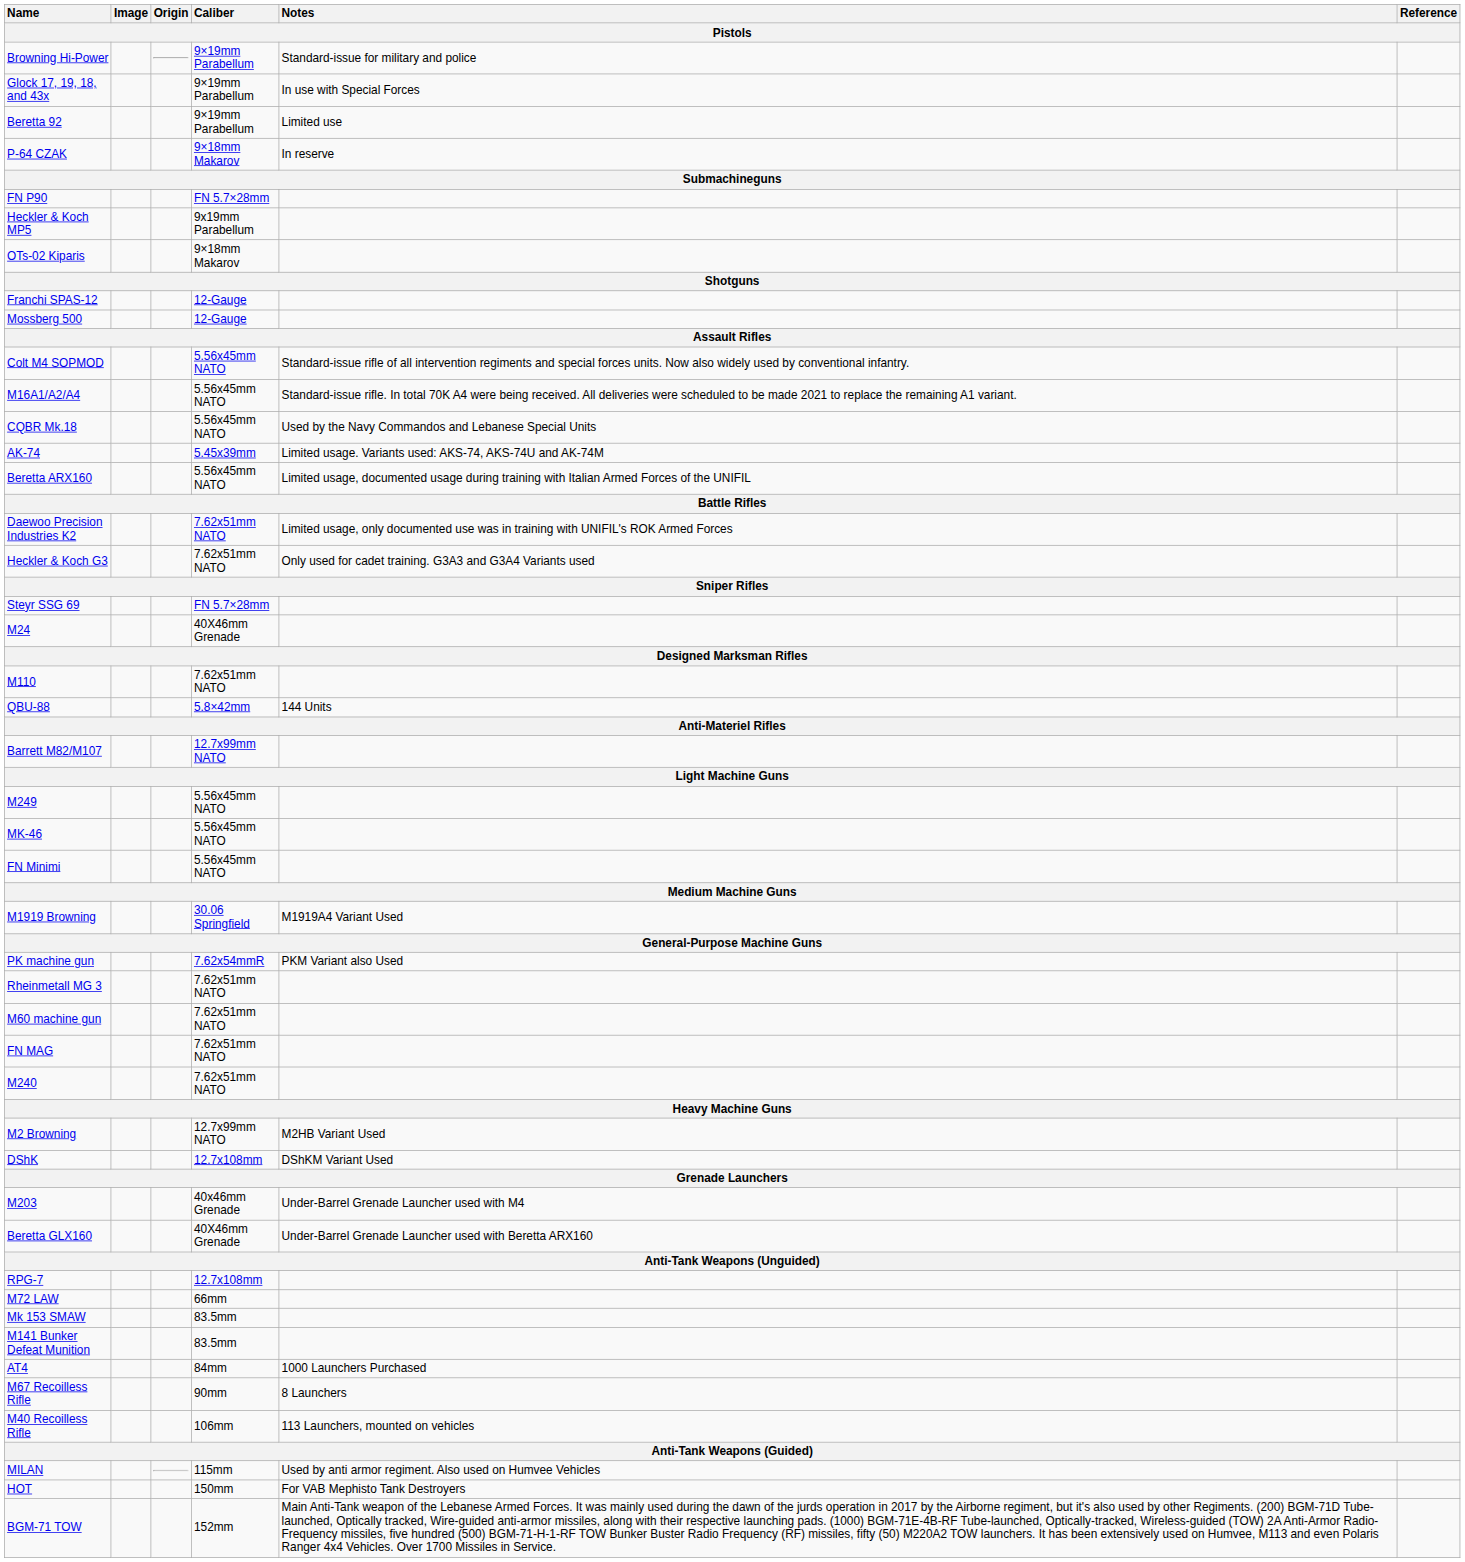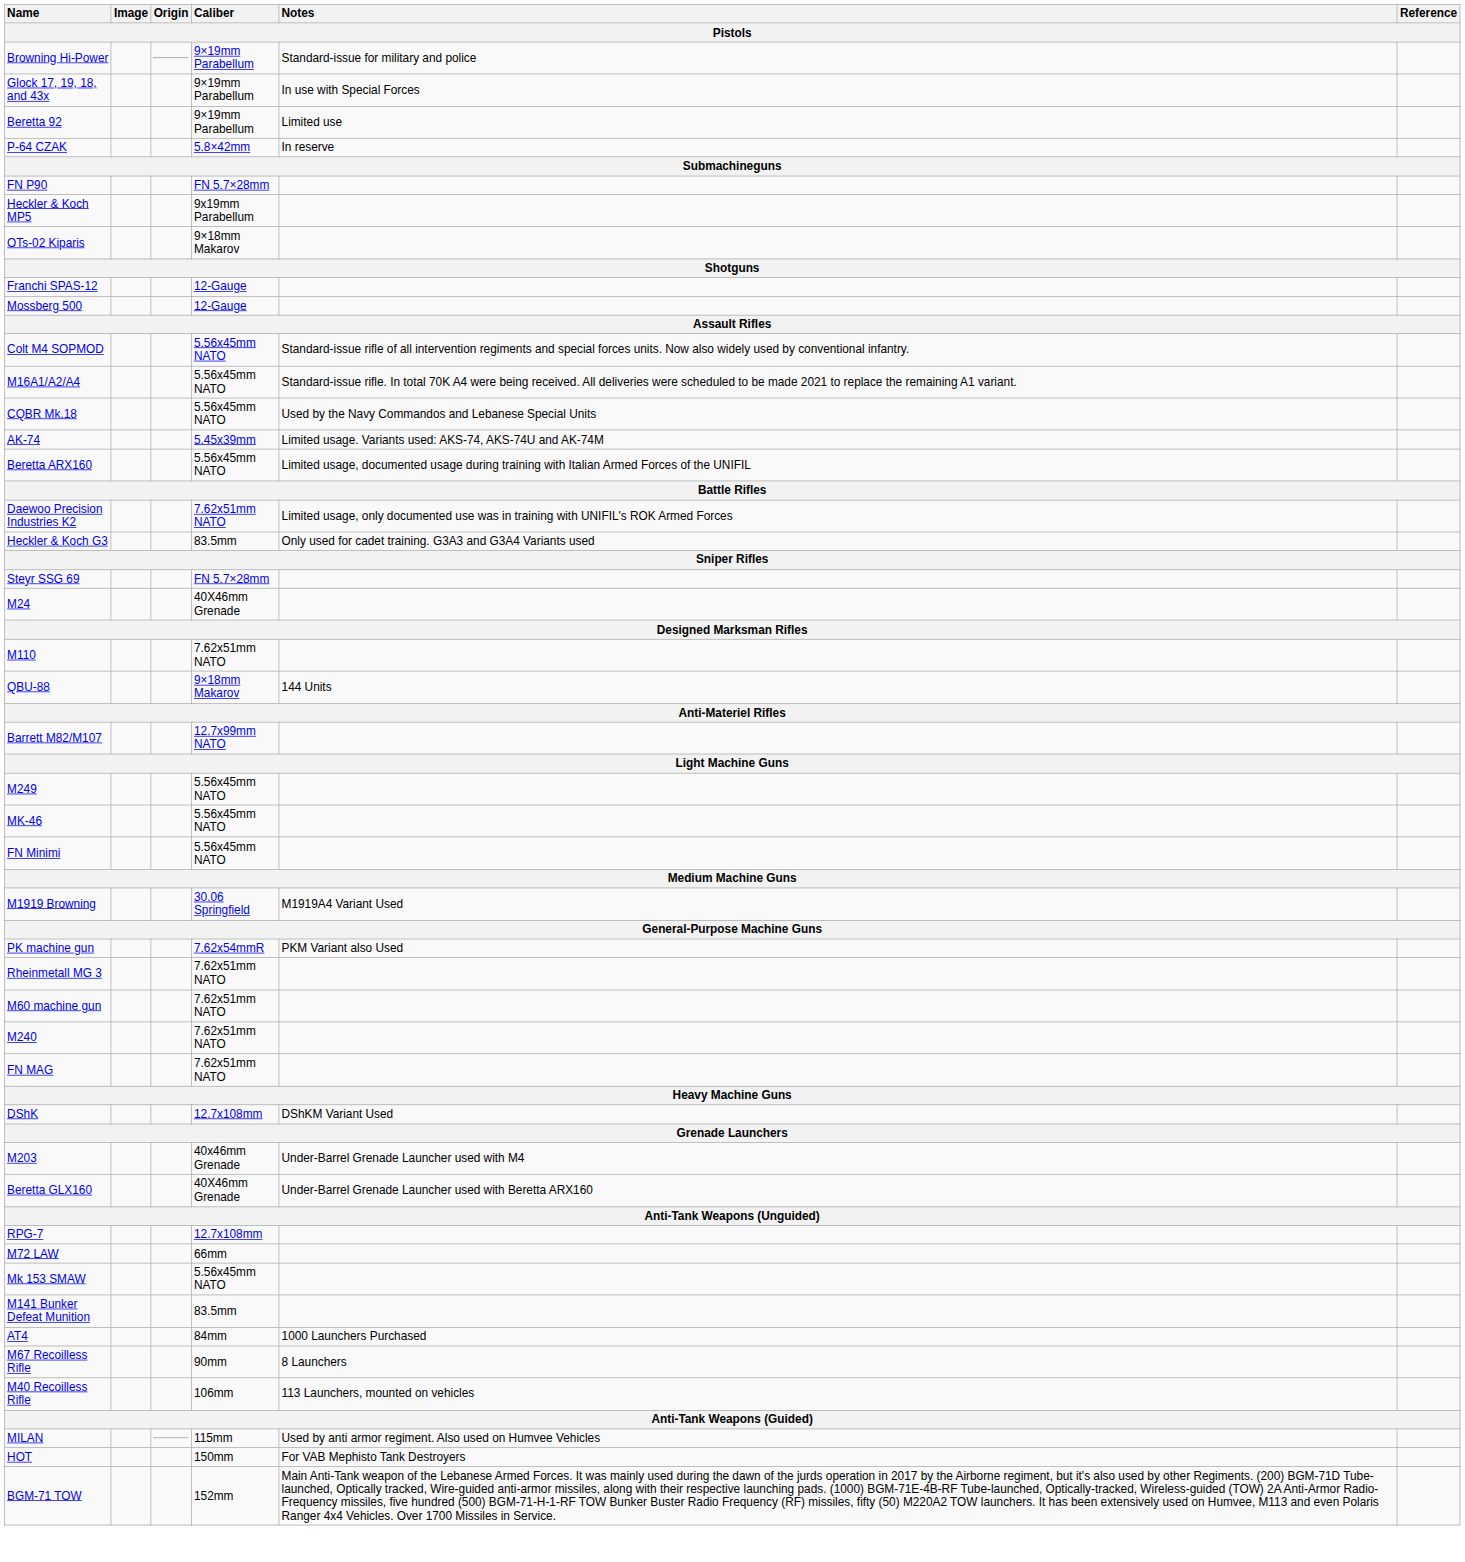(217, 154) 9×18mm Makarov -> (222, 147) 5.8×42mm
(225, 561) 7.62x51mm NATO -> (215, 541) 83.5mm
(222, 707) 5.8×42mm -> (217, 687) 9×18mm Makarov
rows swapped: (22, 1083) <-> (30, 1051)
- row: (42, 1134)
(215, 1317) 83.5mm -> (225, 1279) 5.56x45mm NATO
